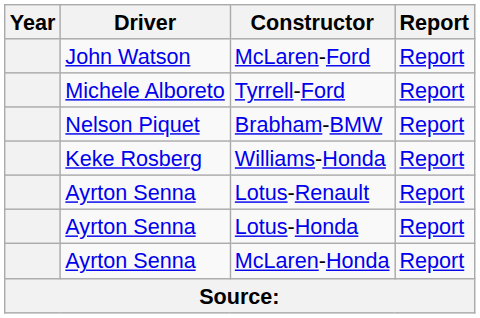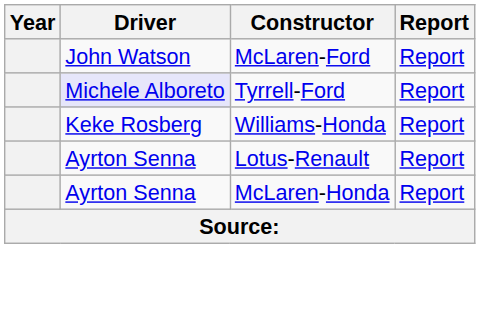(145, 90) no background -> (145, 90) lavender background
- row: (309, 124)
- row: (297, 227)
